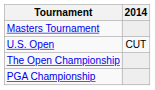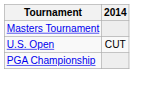- row: (63, 61)
